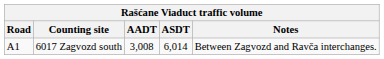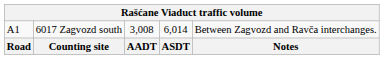rows swapped: (19, 29) <-> (13, 46)
